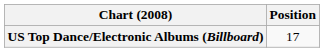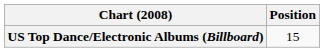(293, 36) 17 -> (293, 36) 15
